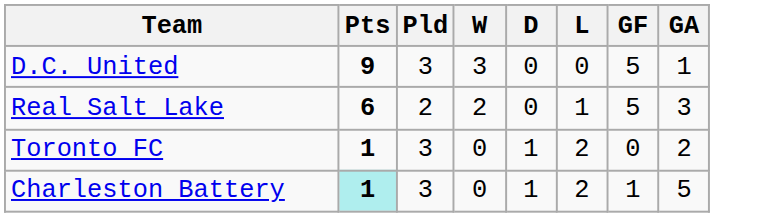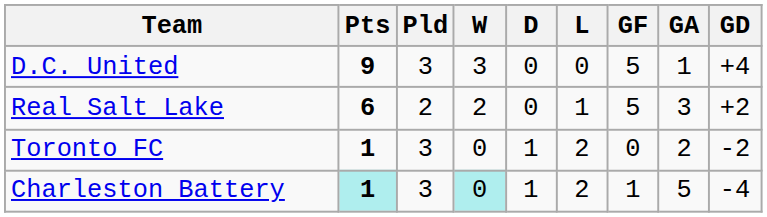+ column: (735, 26)
(480, 191) no background -> (480, 191) paleturquoise background
